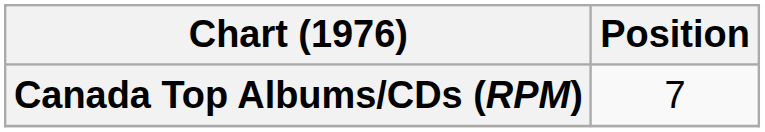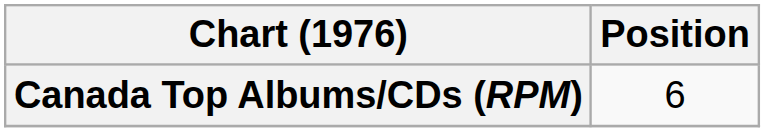(675, 94) 7 -> (675, 94) 6
